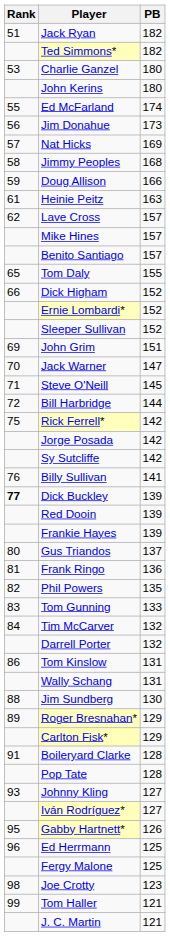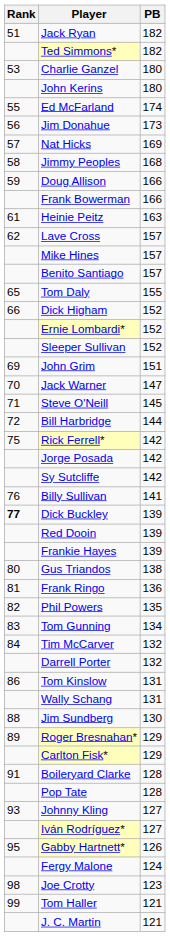+ row: (85, 199)
(152, 551) 137 -> (152, 570) 138
(152, 607) 133 -> (152, 625) 134
- row: (76, 848)
(152, 866) 125 -> (152, 866) 124
